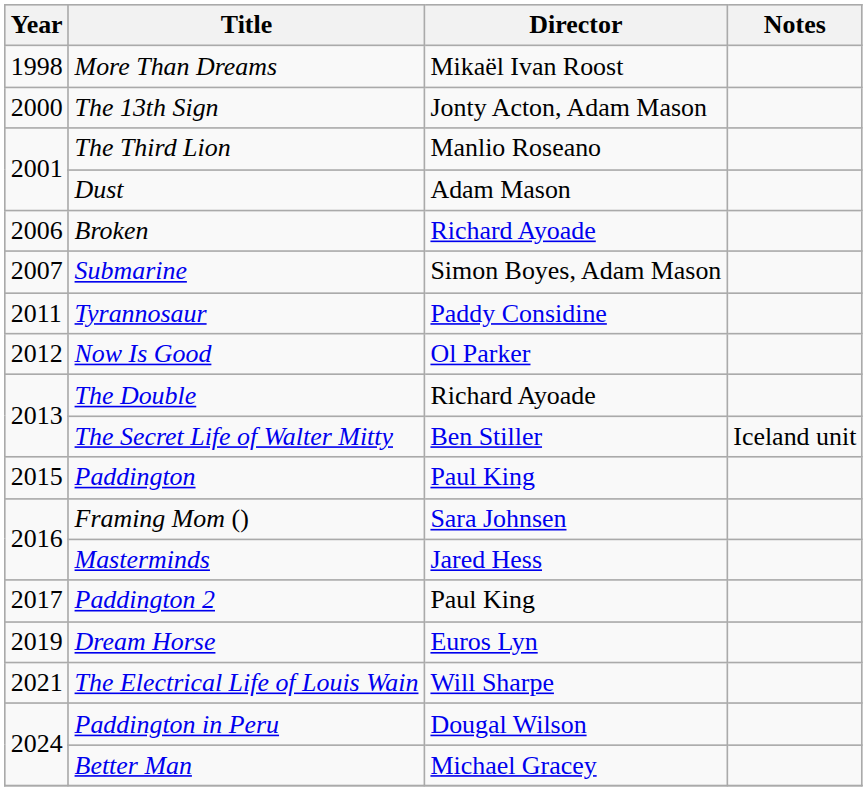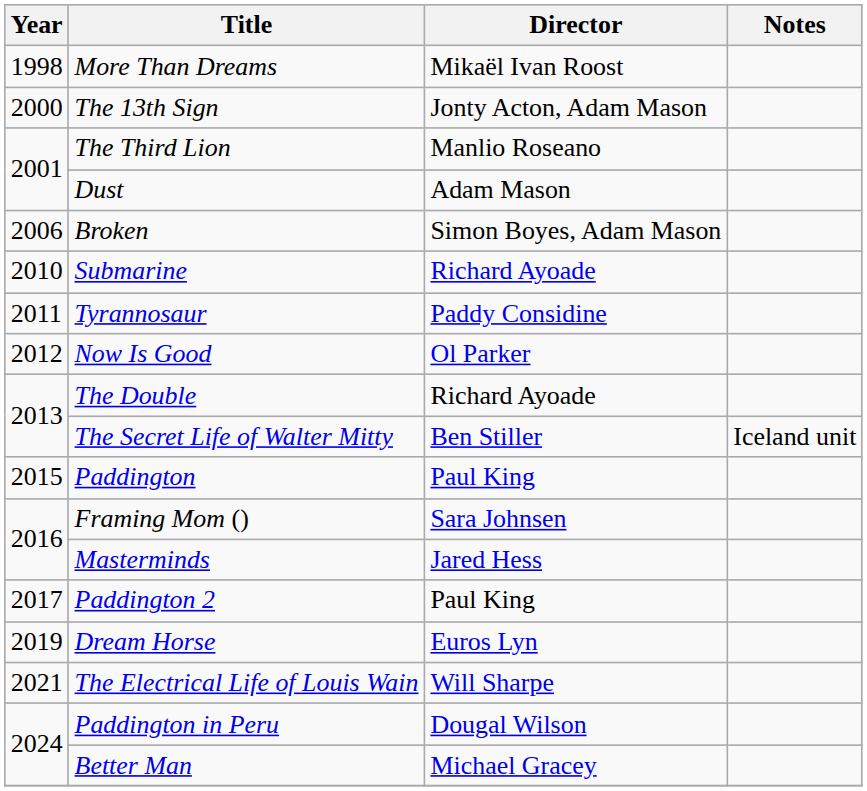(513, 230) Richard Ayoade -> (576, 230) Simon Boyes, Adam Mason
(37, 271) 2007 -> (37, 271) 2010
(576, 271) Simon Boyes, Adam Mason -> (513, 271) Richard Ayoade
